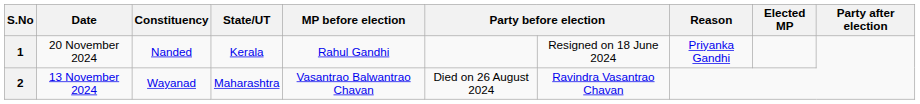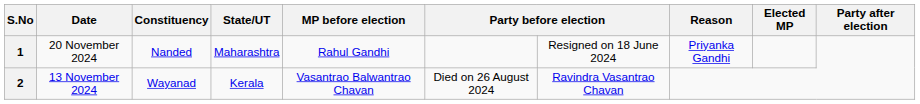(247, 51) Kerala -> (247, 51) Maharashtra
(247, 83) Maharashtra -> (247, 83) Kerala
